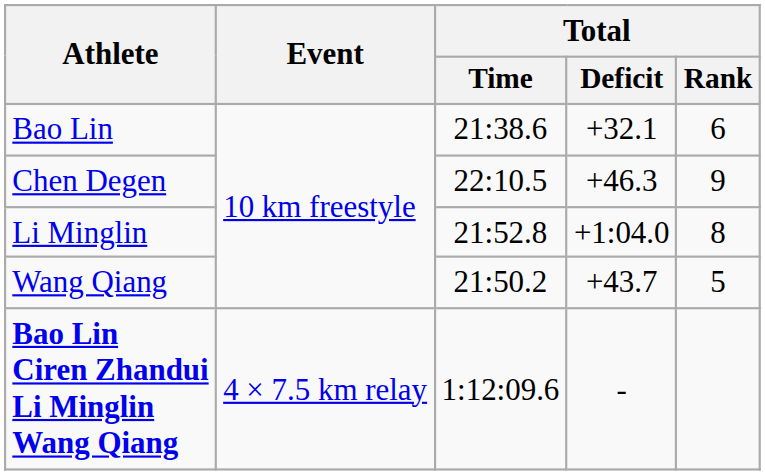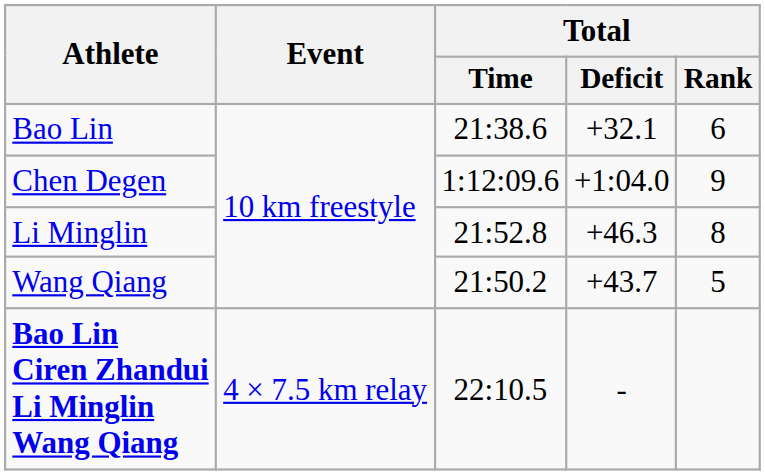(500, 180) 22:10.5 -> (500, 180) 1:12:09.6
(622, 180) +46.3 -> (622, 180) +1:04.0
(622, 231) +1:04.0 -> (622, 231) +46.3
(500, 388) 1:12:09.6 -> (500, 388) 22:10.5
